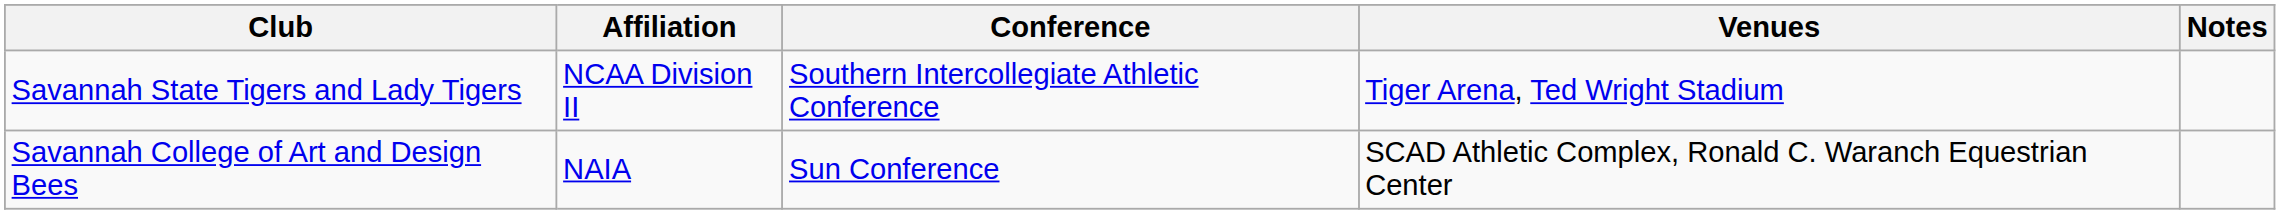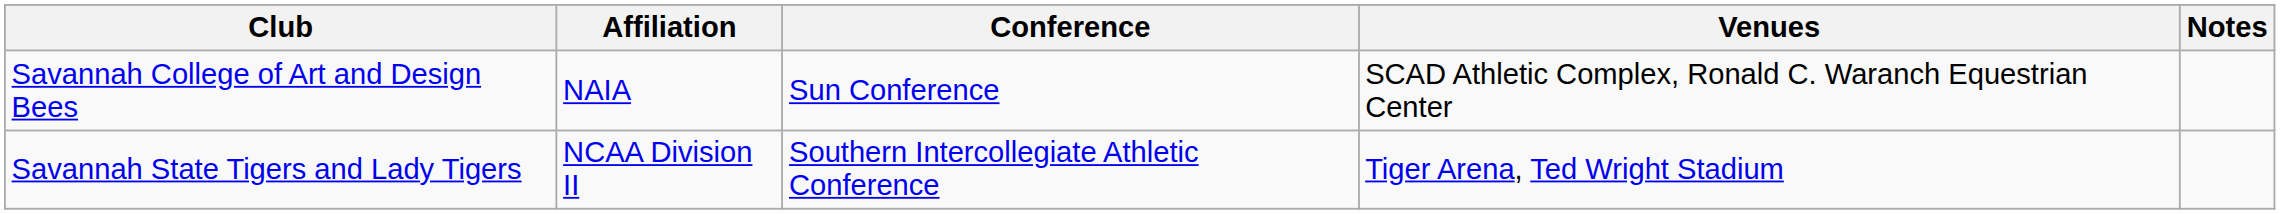rows swapped: (246, 169) <-> (267, 90)
